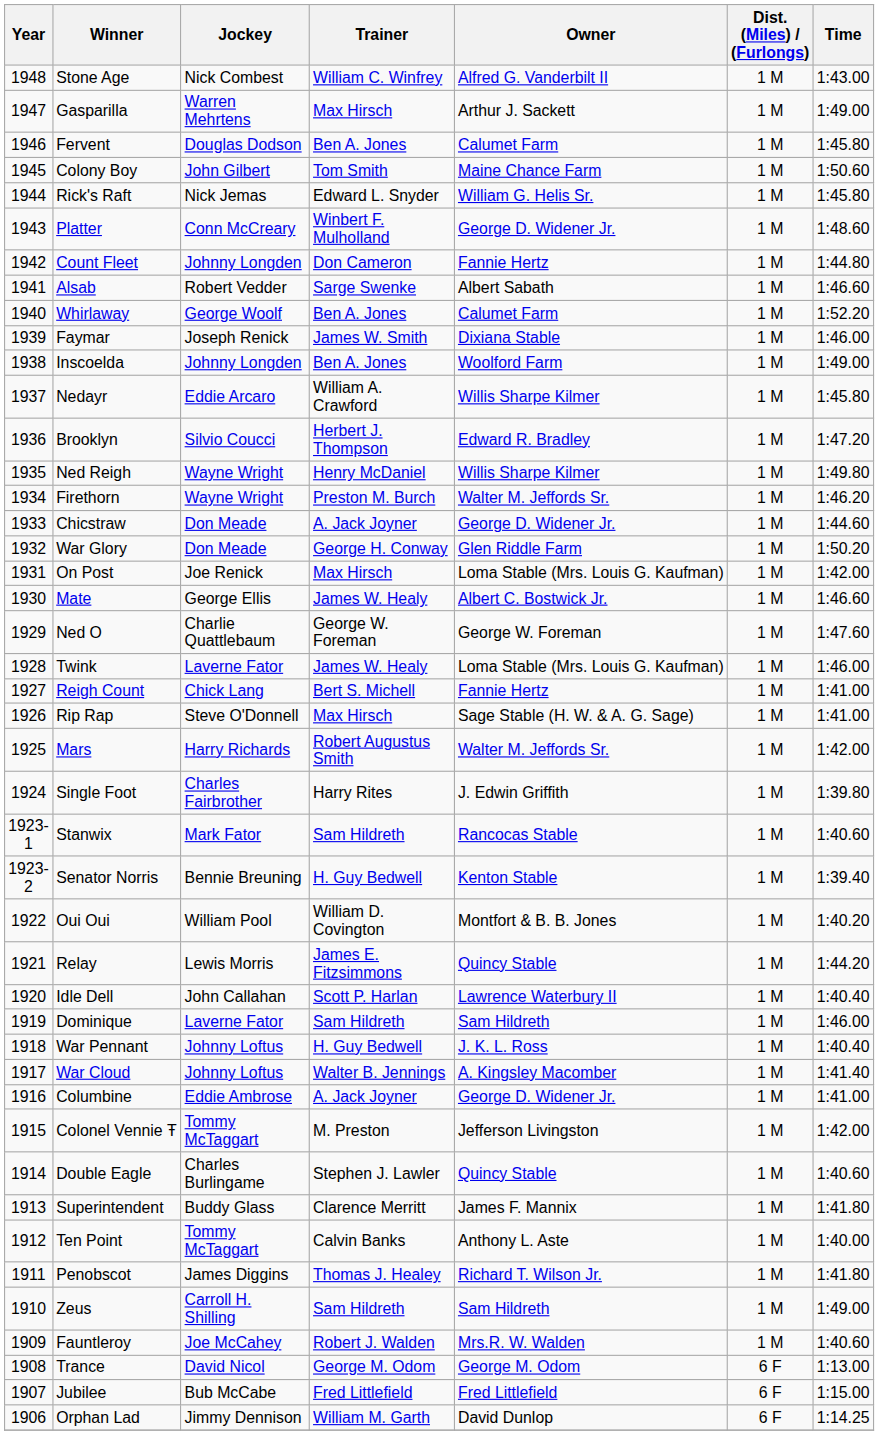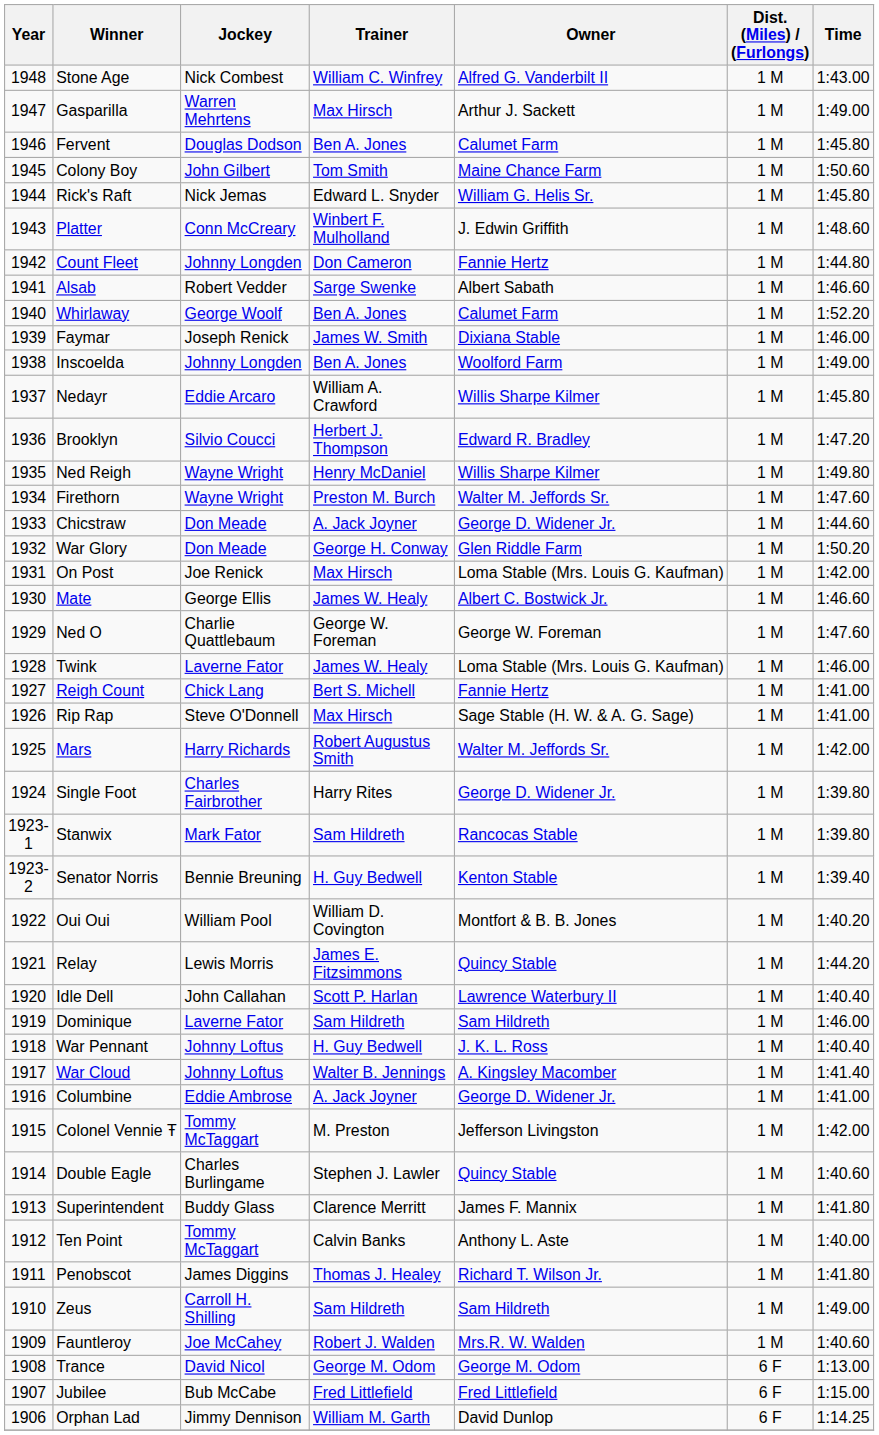(537, 229) George D. Widener Jr. -> (513, 229) J. Edwin Griffith
(843, 498) 1:46.20 -> (843, 498) 1:47.60
(513, 793) J. Edwin Griffith -> (537, 793) George D. Widener Jr.
(843, 835) 1:40.60 -> (843, 835) 1:39.80
